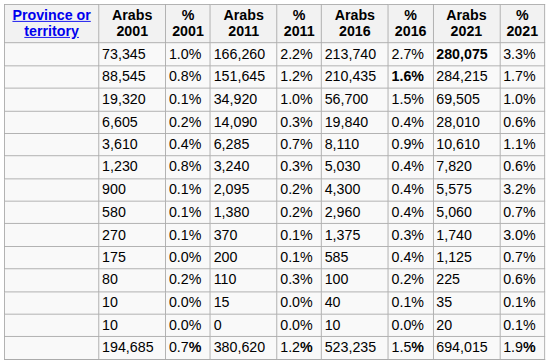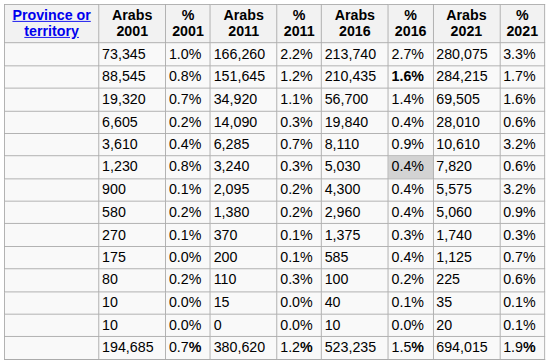(462, 54) bold -> (462, 54) normal
(185, 99) 0.1% -> (185, 99) 0.7%
(296, 99) 1.0% -> (296, 99) 1.1%
(408, 99) 1.5% -> (408, 99) 1.4%
(519, 99) 1.0% -> (519, 99) 1.6%
(519, 144) 1.1% -> (519, 144) 3.2%
(408, 167) no background -> (408, 167) lightgrey background
(185, 212) 0.1% -> (185, 212) 0.2%
(519, 212) 0.7% -> (519, 212) 0.9%
(519, 235) 3.0% -> (519, 235) 0.3%
